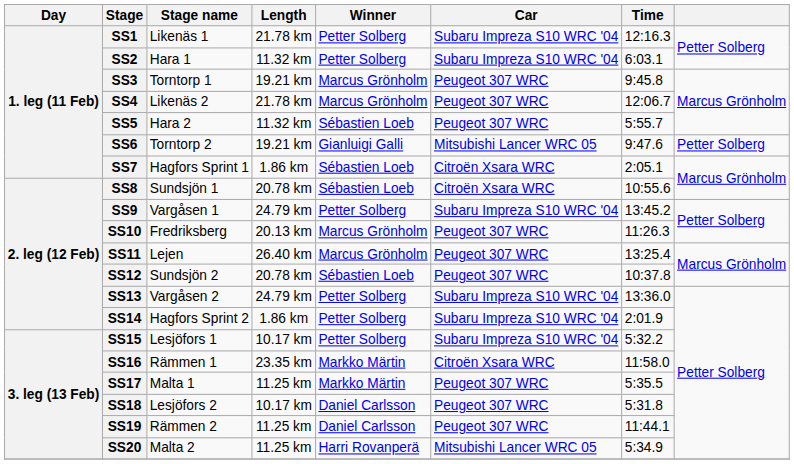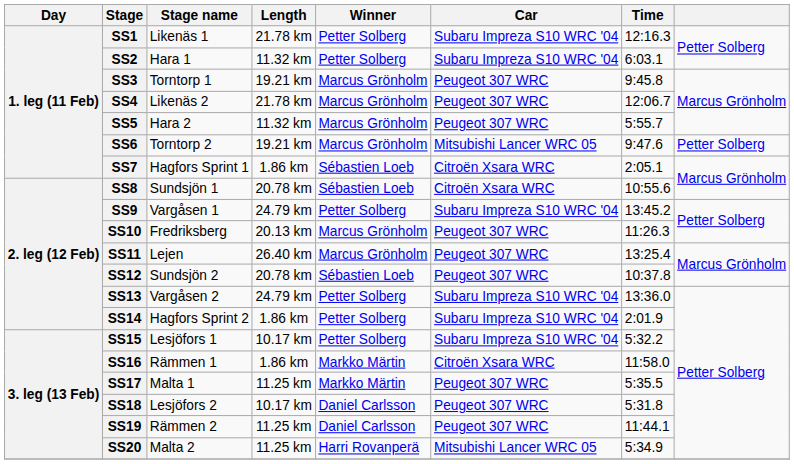(366, 123) Sébastien Loeb -> (373, 123) Marcus Grönholm
(361, 145) Gianluigi Galli -> (373, 145) Marcus Grönholm
(284, 361) 23.35 km -> (284, 361) 1.86 km
